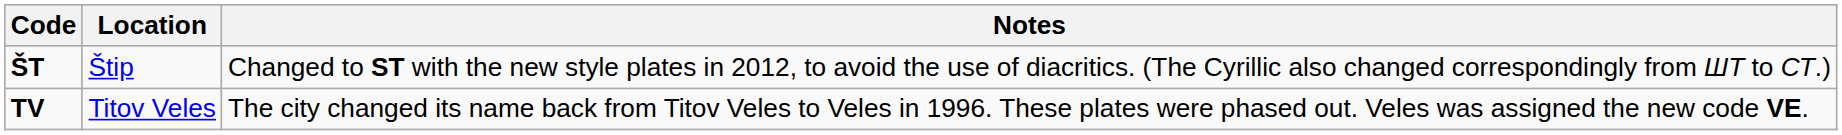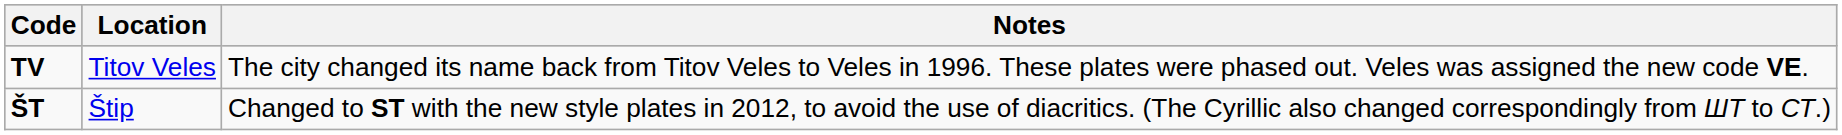rows swapped: (28, 66) <-> (28, 108)
